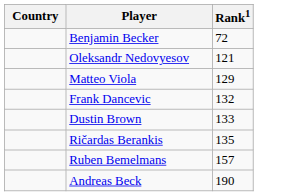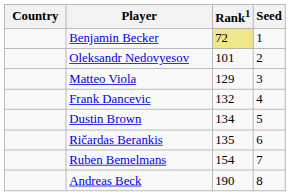+ column: (269, 16)
(222, 38) no background -> (222, 38) khaki background
(225, 58) 121 -> (225, 58) 101
(225, 119) 133 -> (225, 119) 134
(225, 160) 157 -> (225, 160) 154
